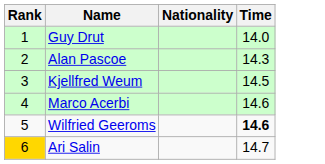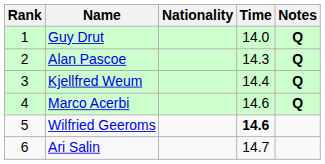+ column: (298, 15)
(256, 81) 14.5 -> (256, 81) 14.4
(25, 147) gold background -> (25, 147) no background
